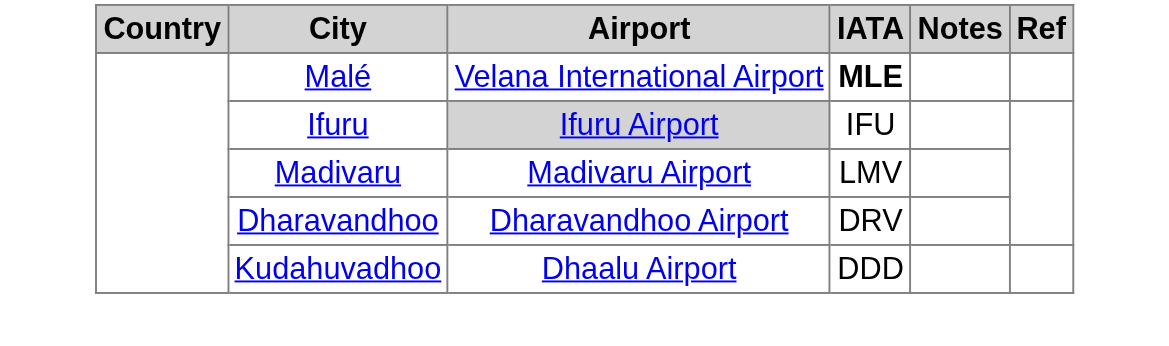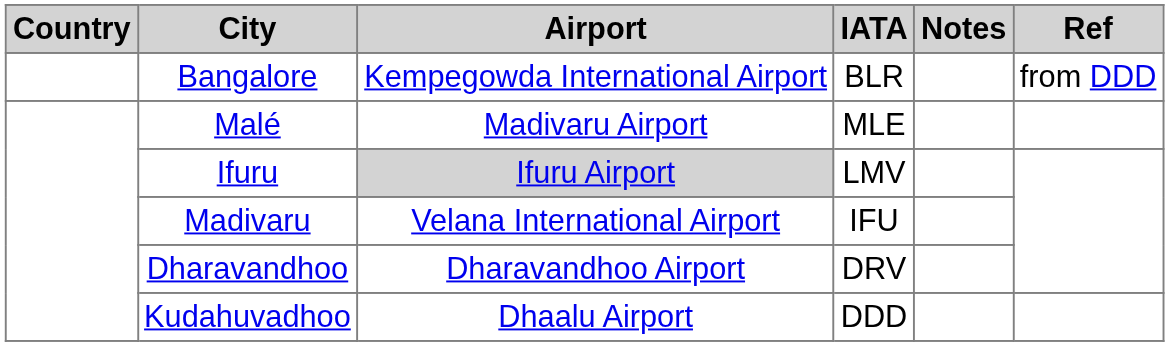+ row: (247, 76)
(639, 76) Velana International Airport -> (596, 124) Madivaru Airport
(871, 76) bold -> (874, 124) normal
(871, 124) IFU -> (874, 172) LMV
(639, 172) Madivaru Airport -> (596, 220) Velana International Airport
(871, 172) LMV -> (874, 220) IFU
